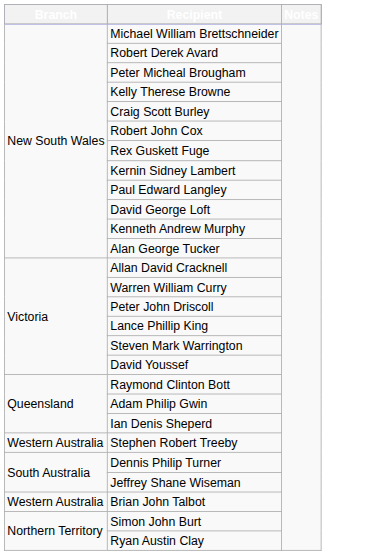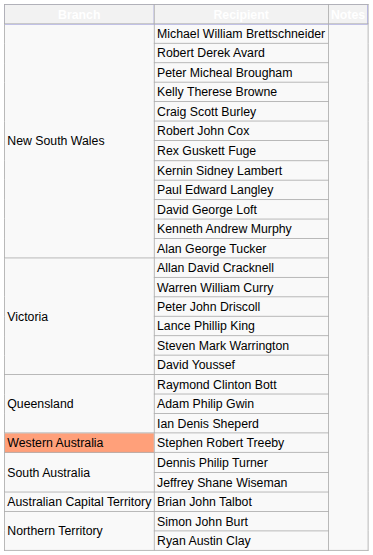(55, 443) no background -> (55, 443) lightsalmon background
(55, 502) Western Australia -> (79, 502) Australian Capital Territory
